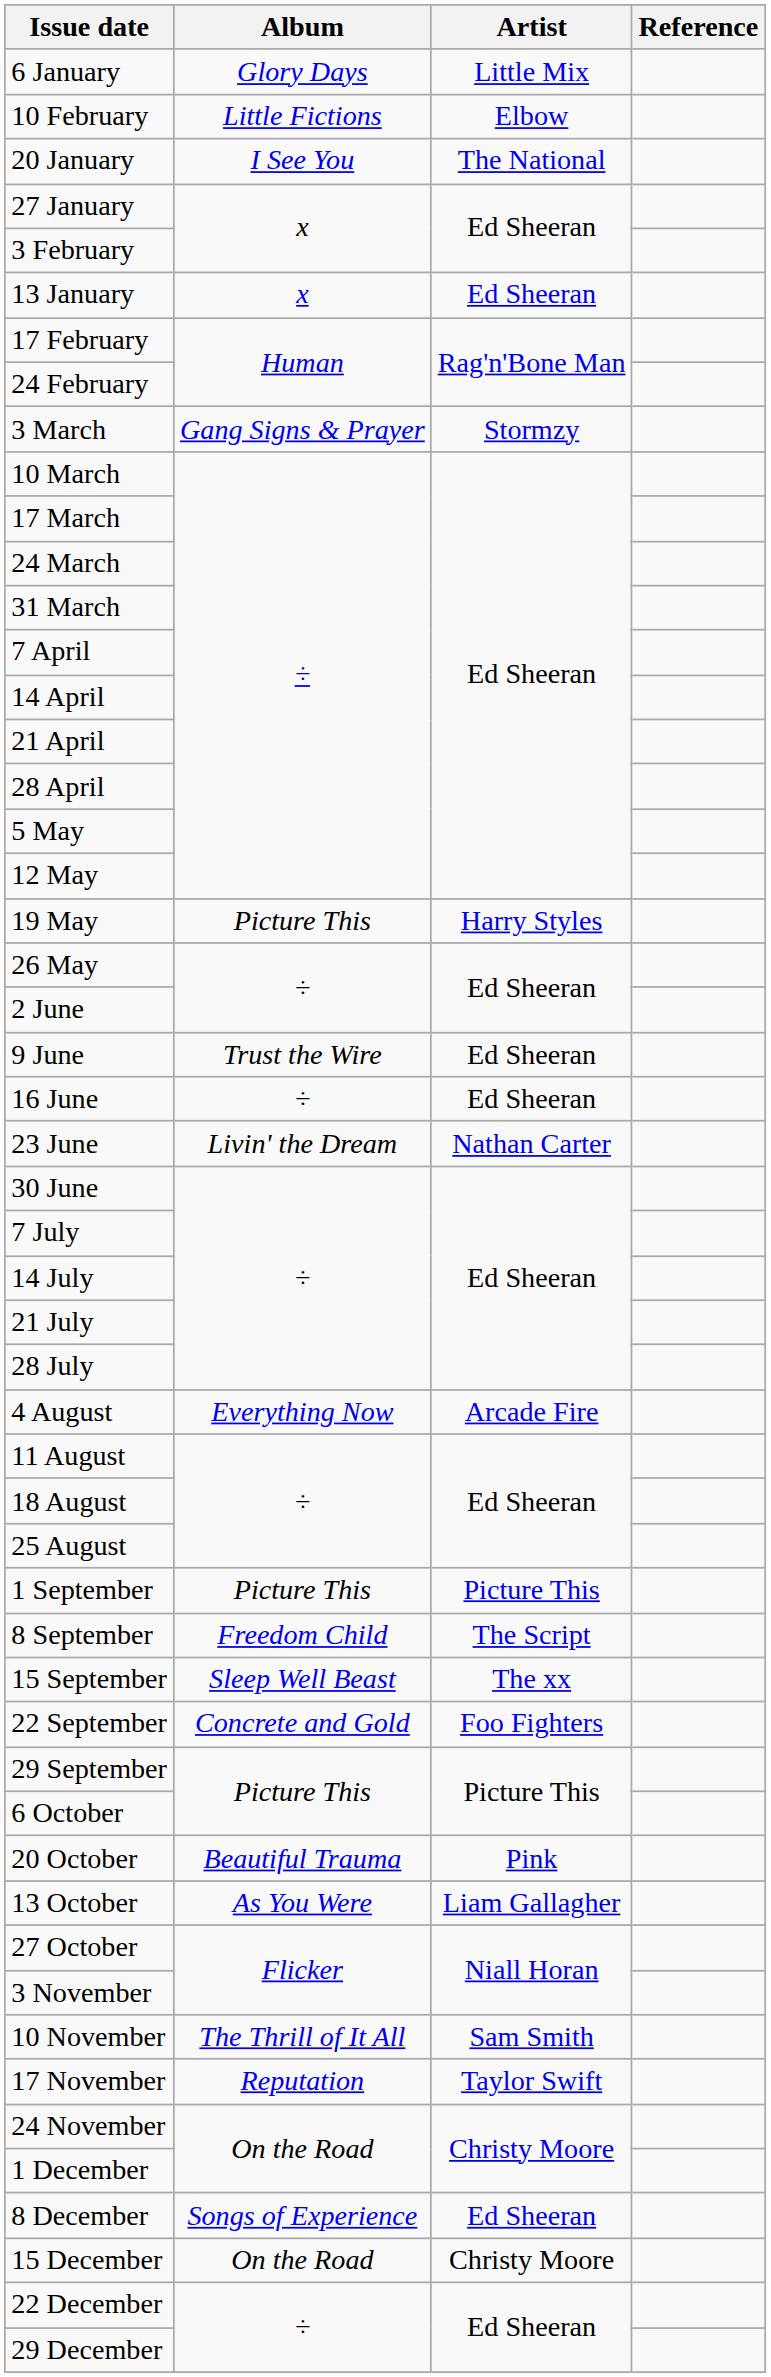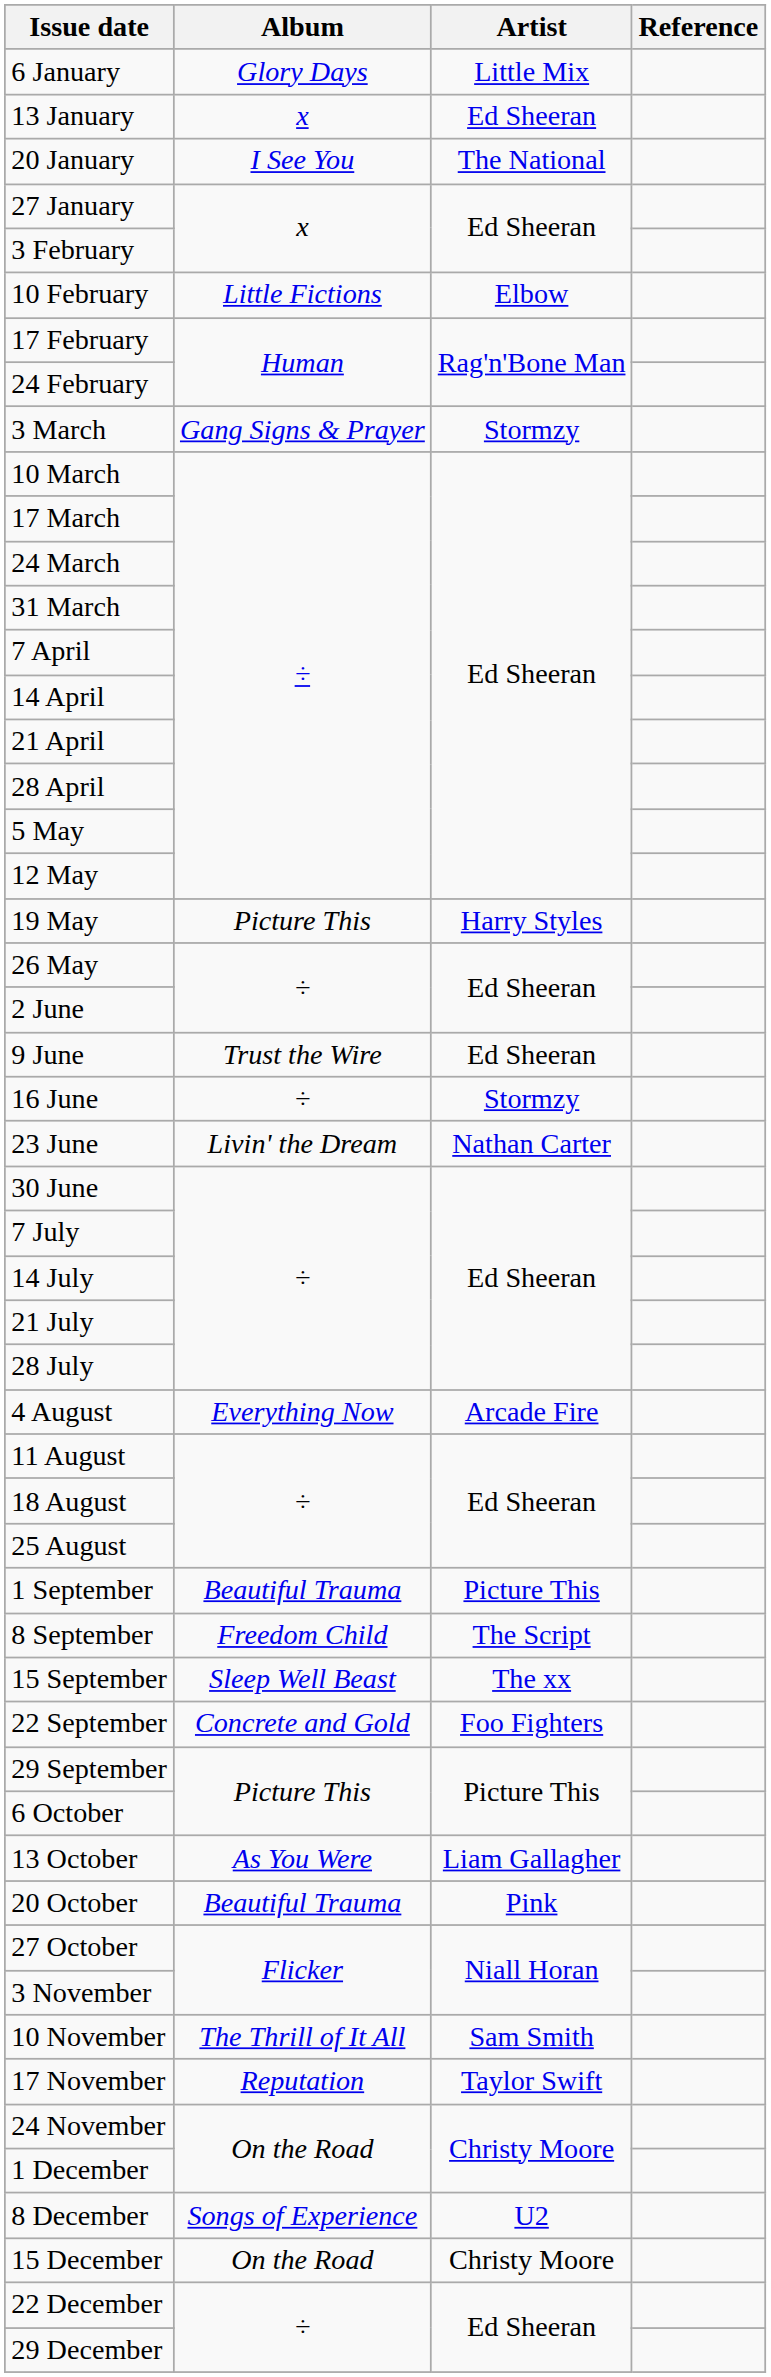rows swapped: (73, 294) <-> (80, 116)
(532, 1098) Ed Sheeran -> (532, 1098) Stormzy
(302, 1589) Picture This -> (302, 1589) Beautiful Trauma
rows swapped: (74, 1902) <-> (74, 1857)
(532, 2215) Ed Sheeran -> (532, 2215) U2
